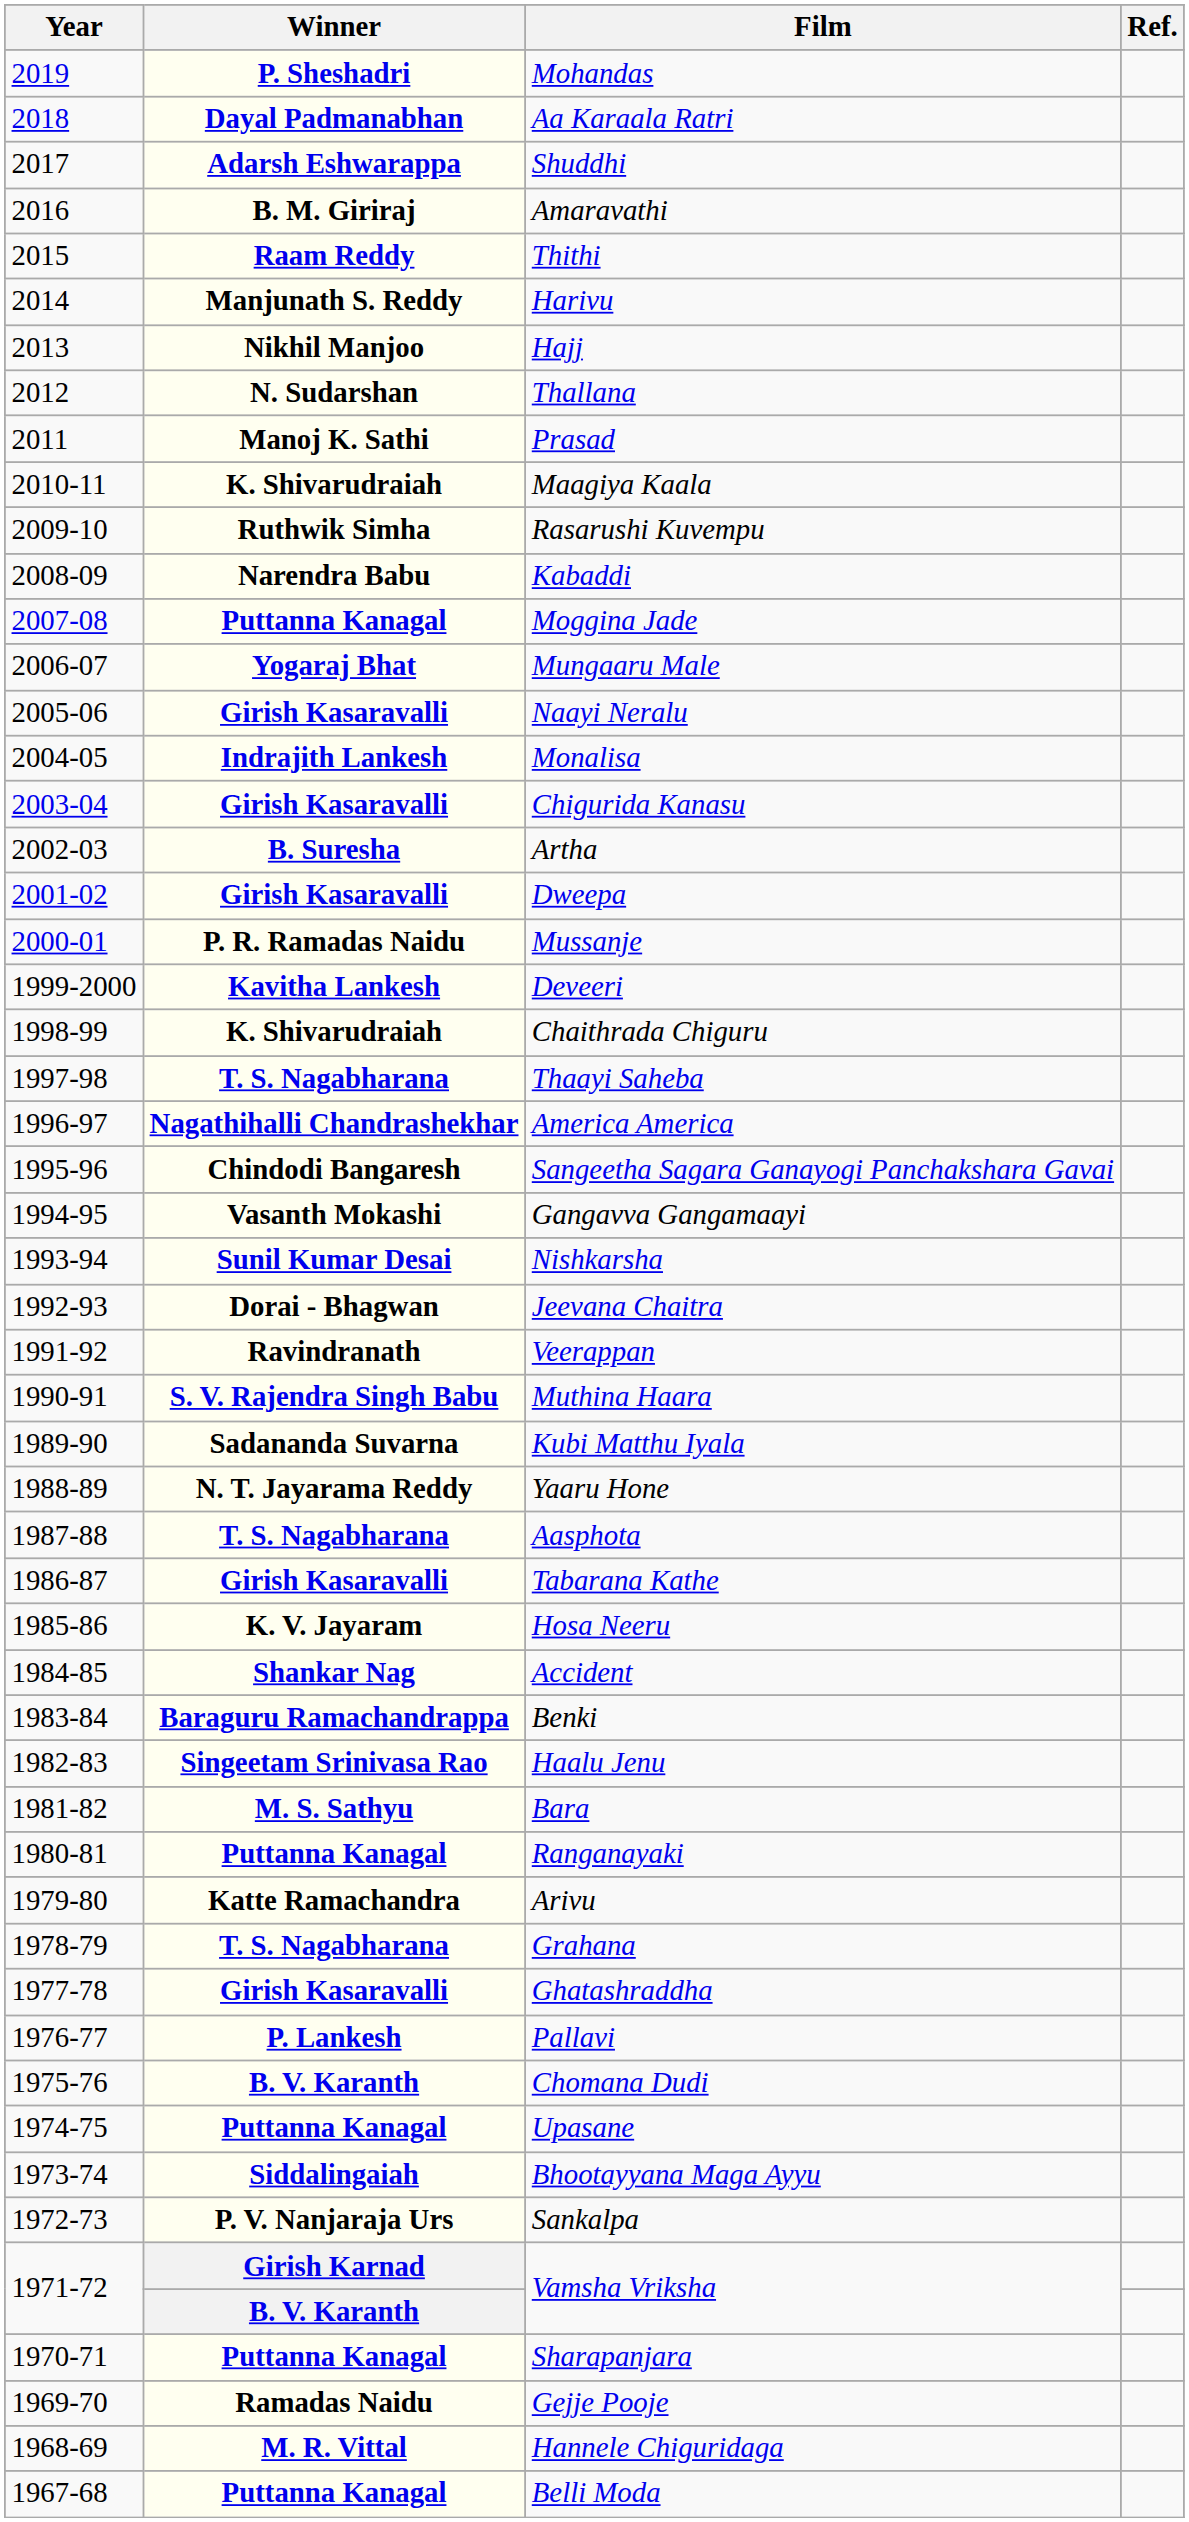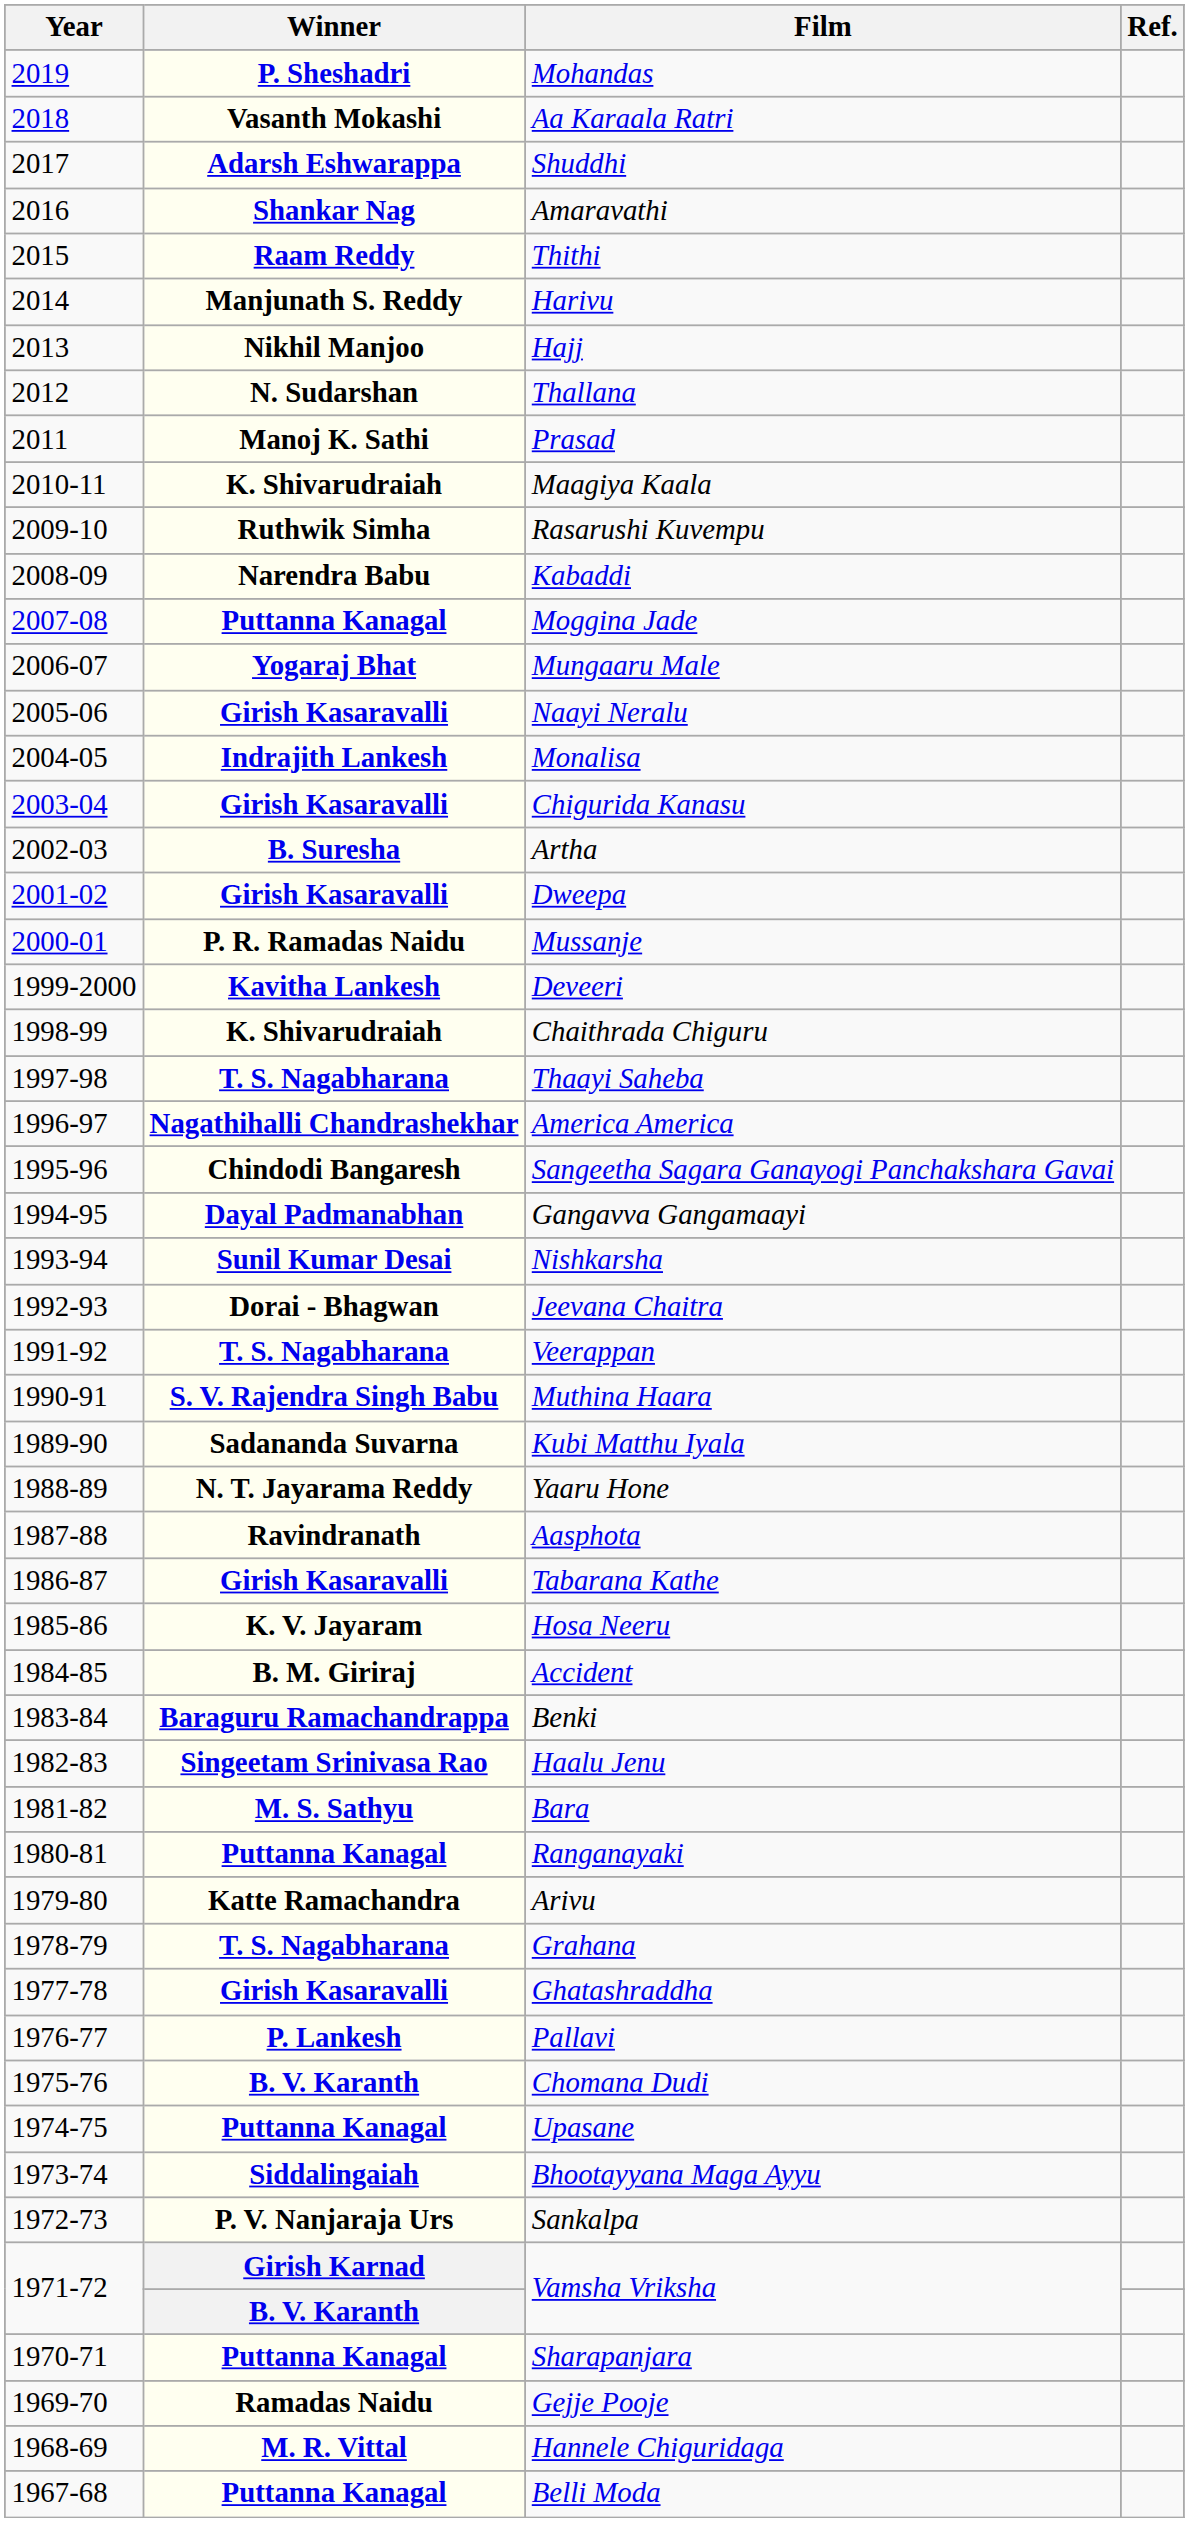(334, 118) Dayal Padmanabhan -> (334, 118) Vasanth Mokashi
(334, 210) B. M. Giriraj -> (334, 210) Shankar Nag
(334, 1214) Vasanth Mokashi -> (334, 1214) Dayal Padmanabhan
(334, 1351) Ravindranath -> (334, 1351) T. S. Nagabharana
(334, 1534) T. S. Nagabharana -> (334, 1534) Ravindranath
(334, 1671) Shankar Nag -> (334, 1671) B. M. Giriraj
